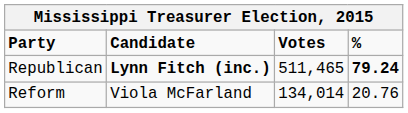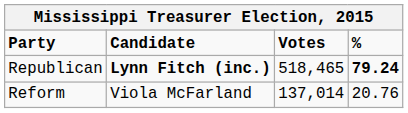(311, 69) 511,465 -> (311, 69) 518,465
(311, 94) 134,014 -> (311, 94) 137,014
